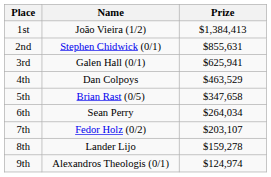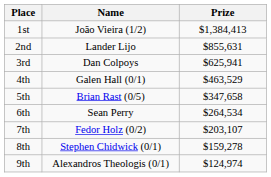(111, 46) Stephen Chidwick (0/1) -> (111, 46) Lander Lijo
(111, 63) Galen Hall (0/1) -> (111, 63) Dan Colpoys
(111, 79) Dan Colpoys -> (111, 79) Galen Hall (0/1)
(223, 113) $264,034 -> (223, 113) $264,534
(111, 146) Lander Lijo -> (111, 146) Stephen Chidwick (0/1)
